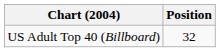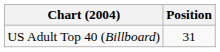(189, 36) 32 -> (189, 36) 31
